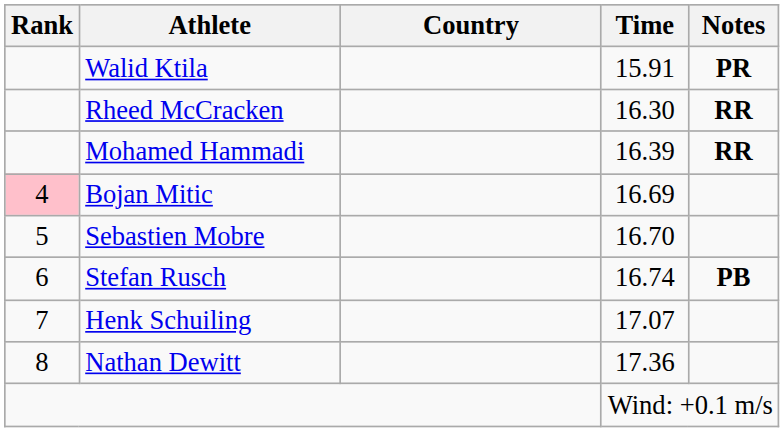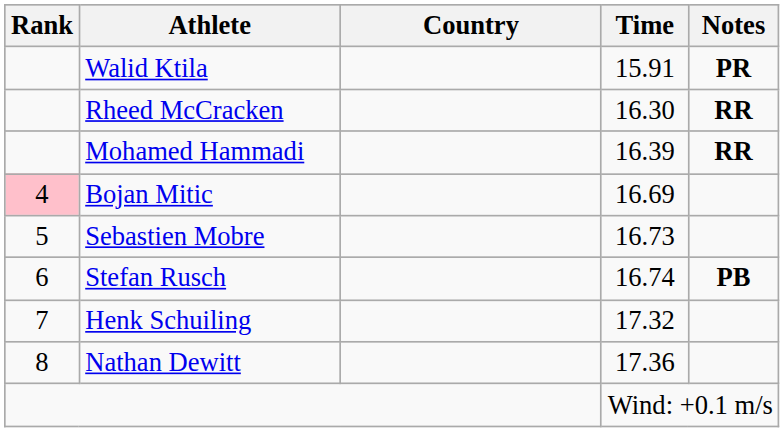(645, 236) 16.70 -> (645, 236) 16.73
(645, 320) 17.07 -> (645, 320) 17.32
